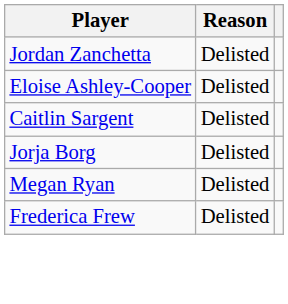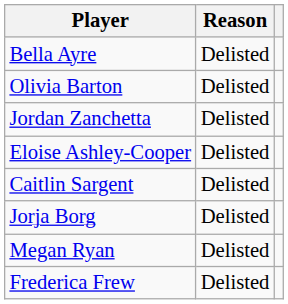+ row: (53, 53)
+ row: (66, 86)
